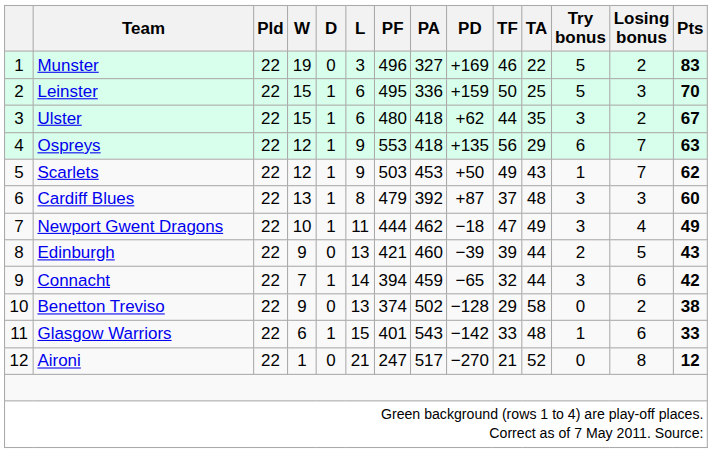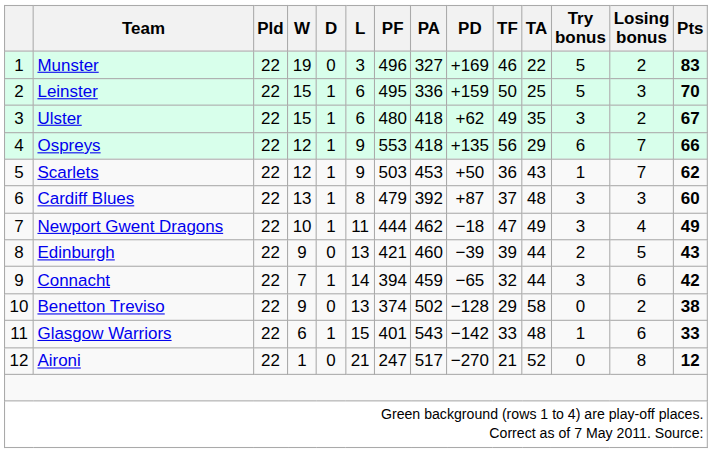(507, 118) 44 -> (507, 118) 49
(690, 145) 63 -> (690, 145) 66
(507, 172) 49 -> (507, 172) 36
